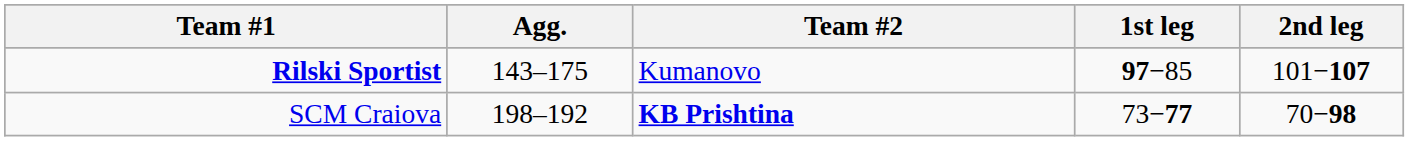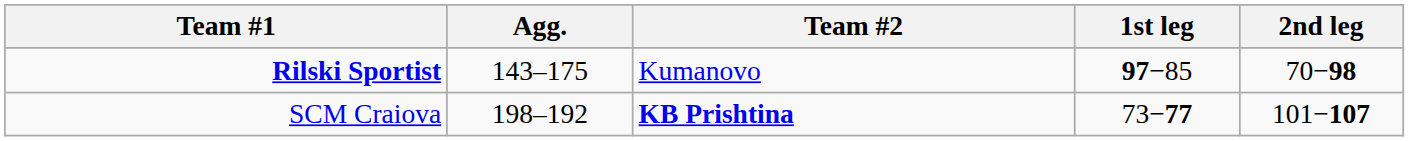(1321, 69) 101−107 -> (1321, 69) 70−98
(1321, 113) 70−98 -> (1321, 113) 101−107
